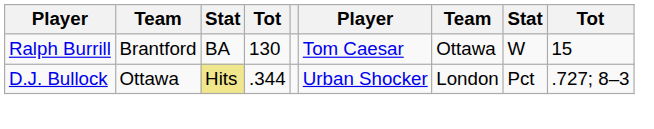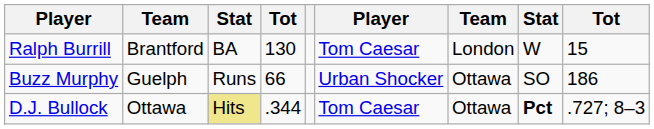(466, 49) Ottawa -> (483, 49) London
+ row: (64, 78)
(365, 78) Urban Shocker -> (369, 108) Tom Caesar
(468, 78) London -> (482, 108) Ottawa
(521, 78) normal -> (538, 108) bold
